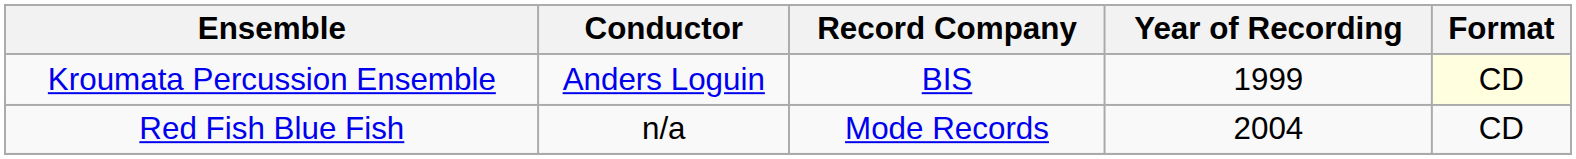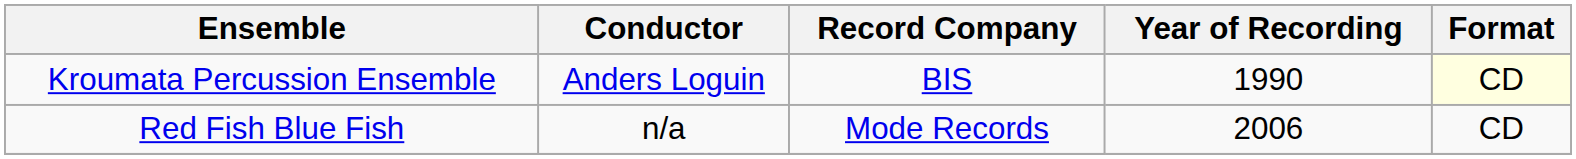(1268, 79) 1999 -> (1268, 79) 1990
(1268, 128) 2004 -> (1268, 128) 2006
